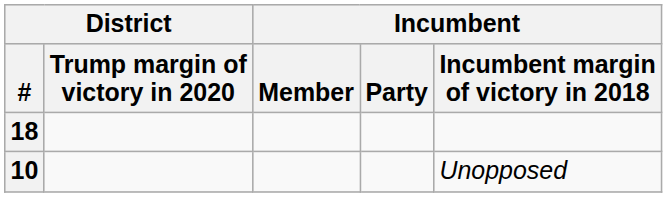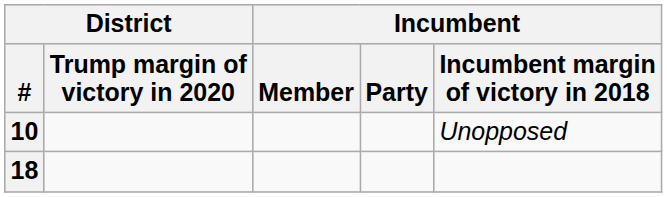rows swapped: (24, 171) <-> (24, 131)
